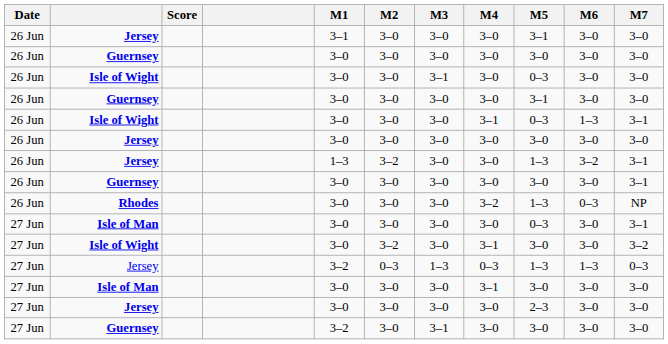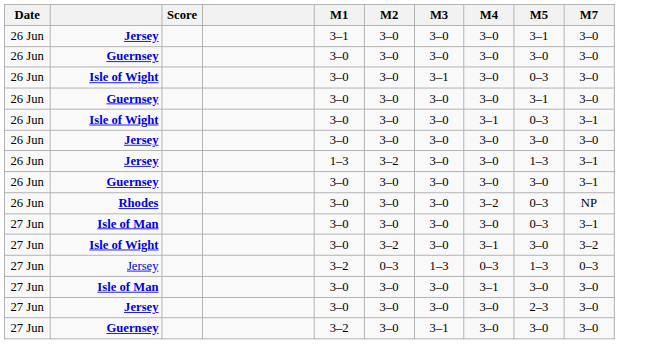- column: (589, 15)
(539, 203) 1–3 -> (539, 203) 0–3
